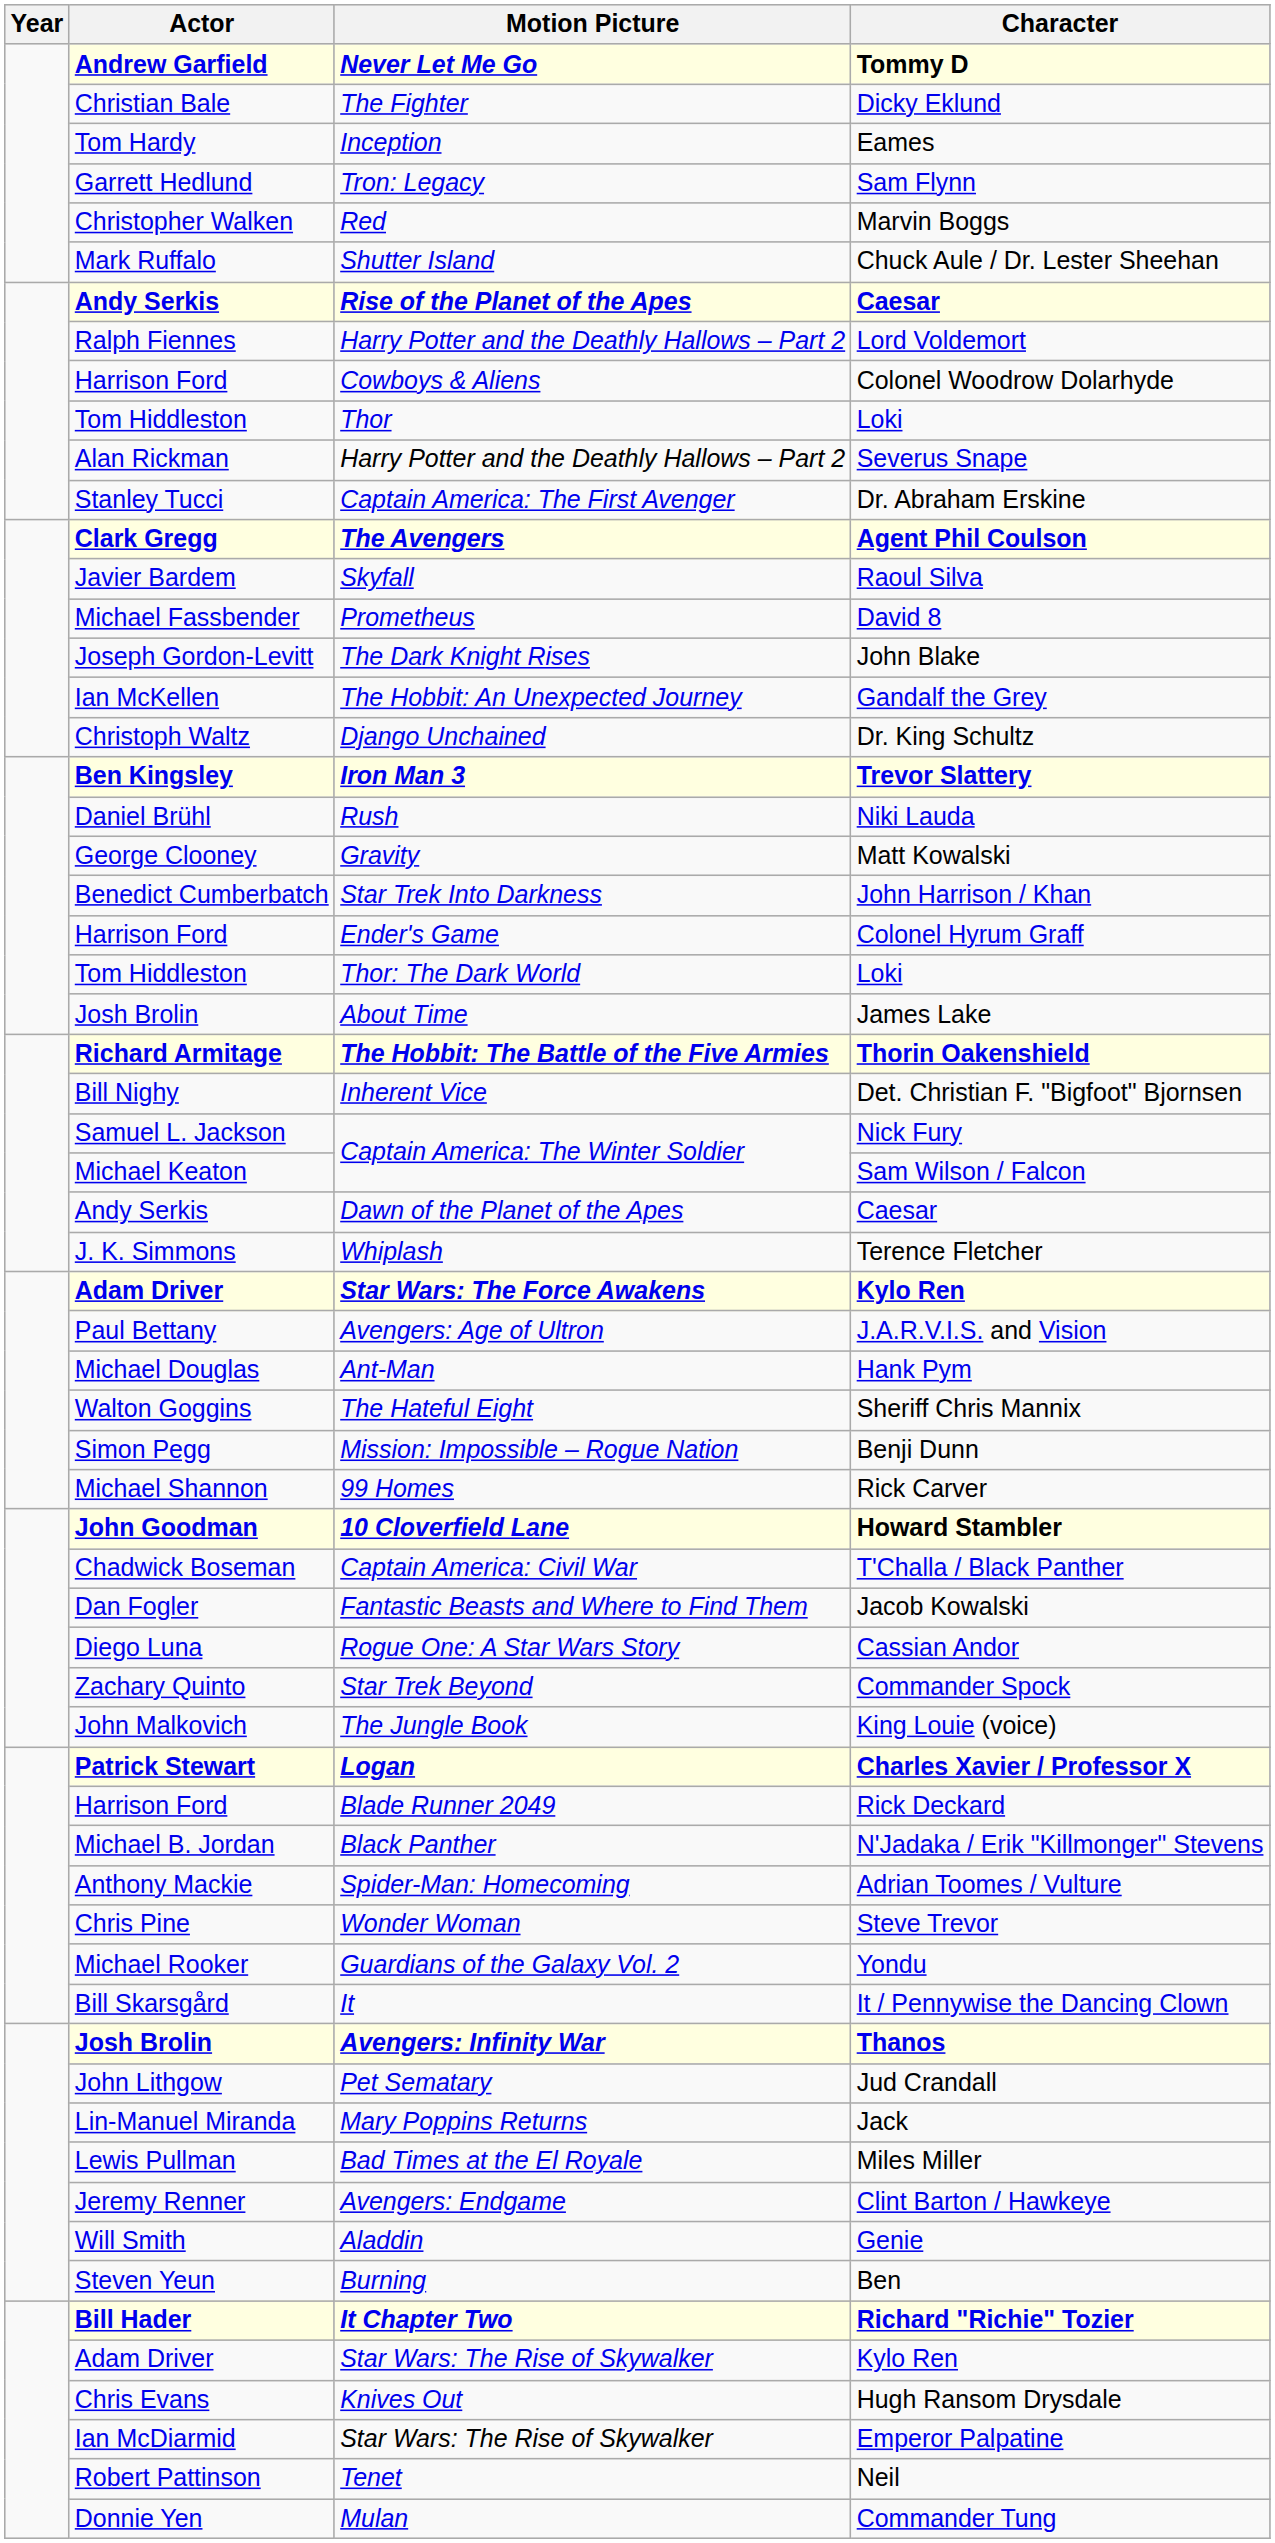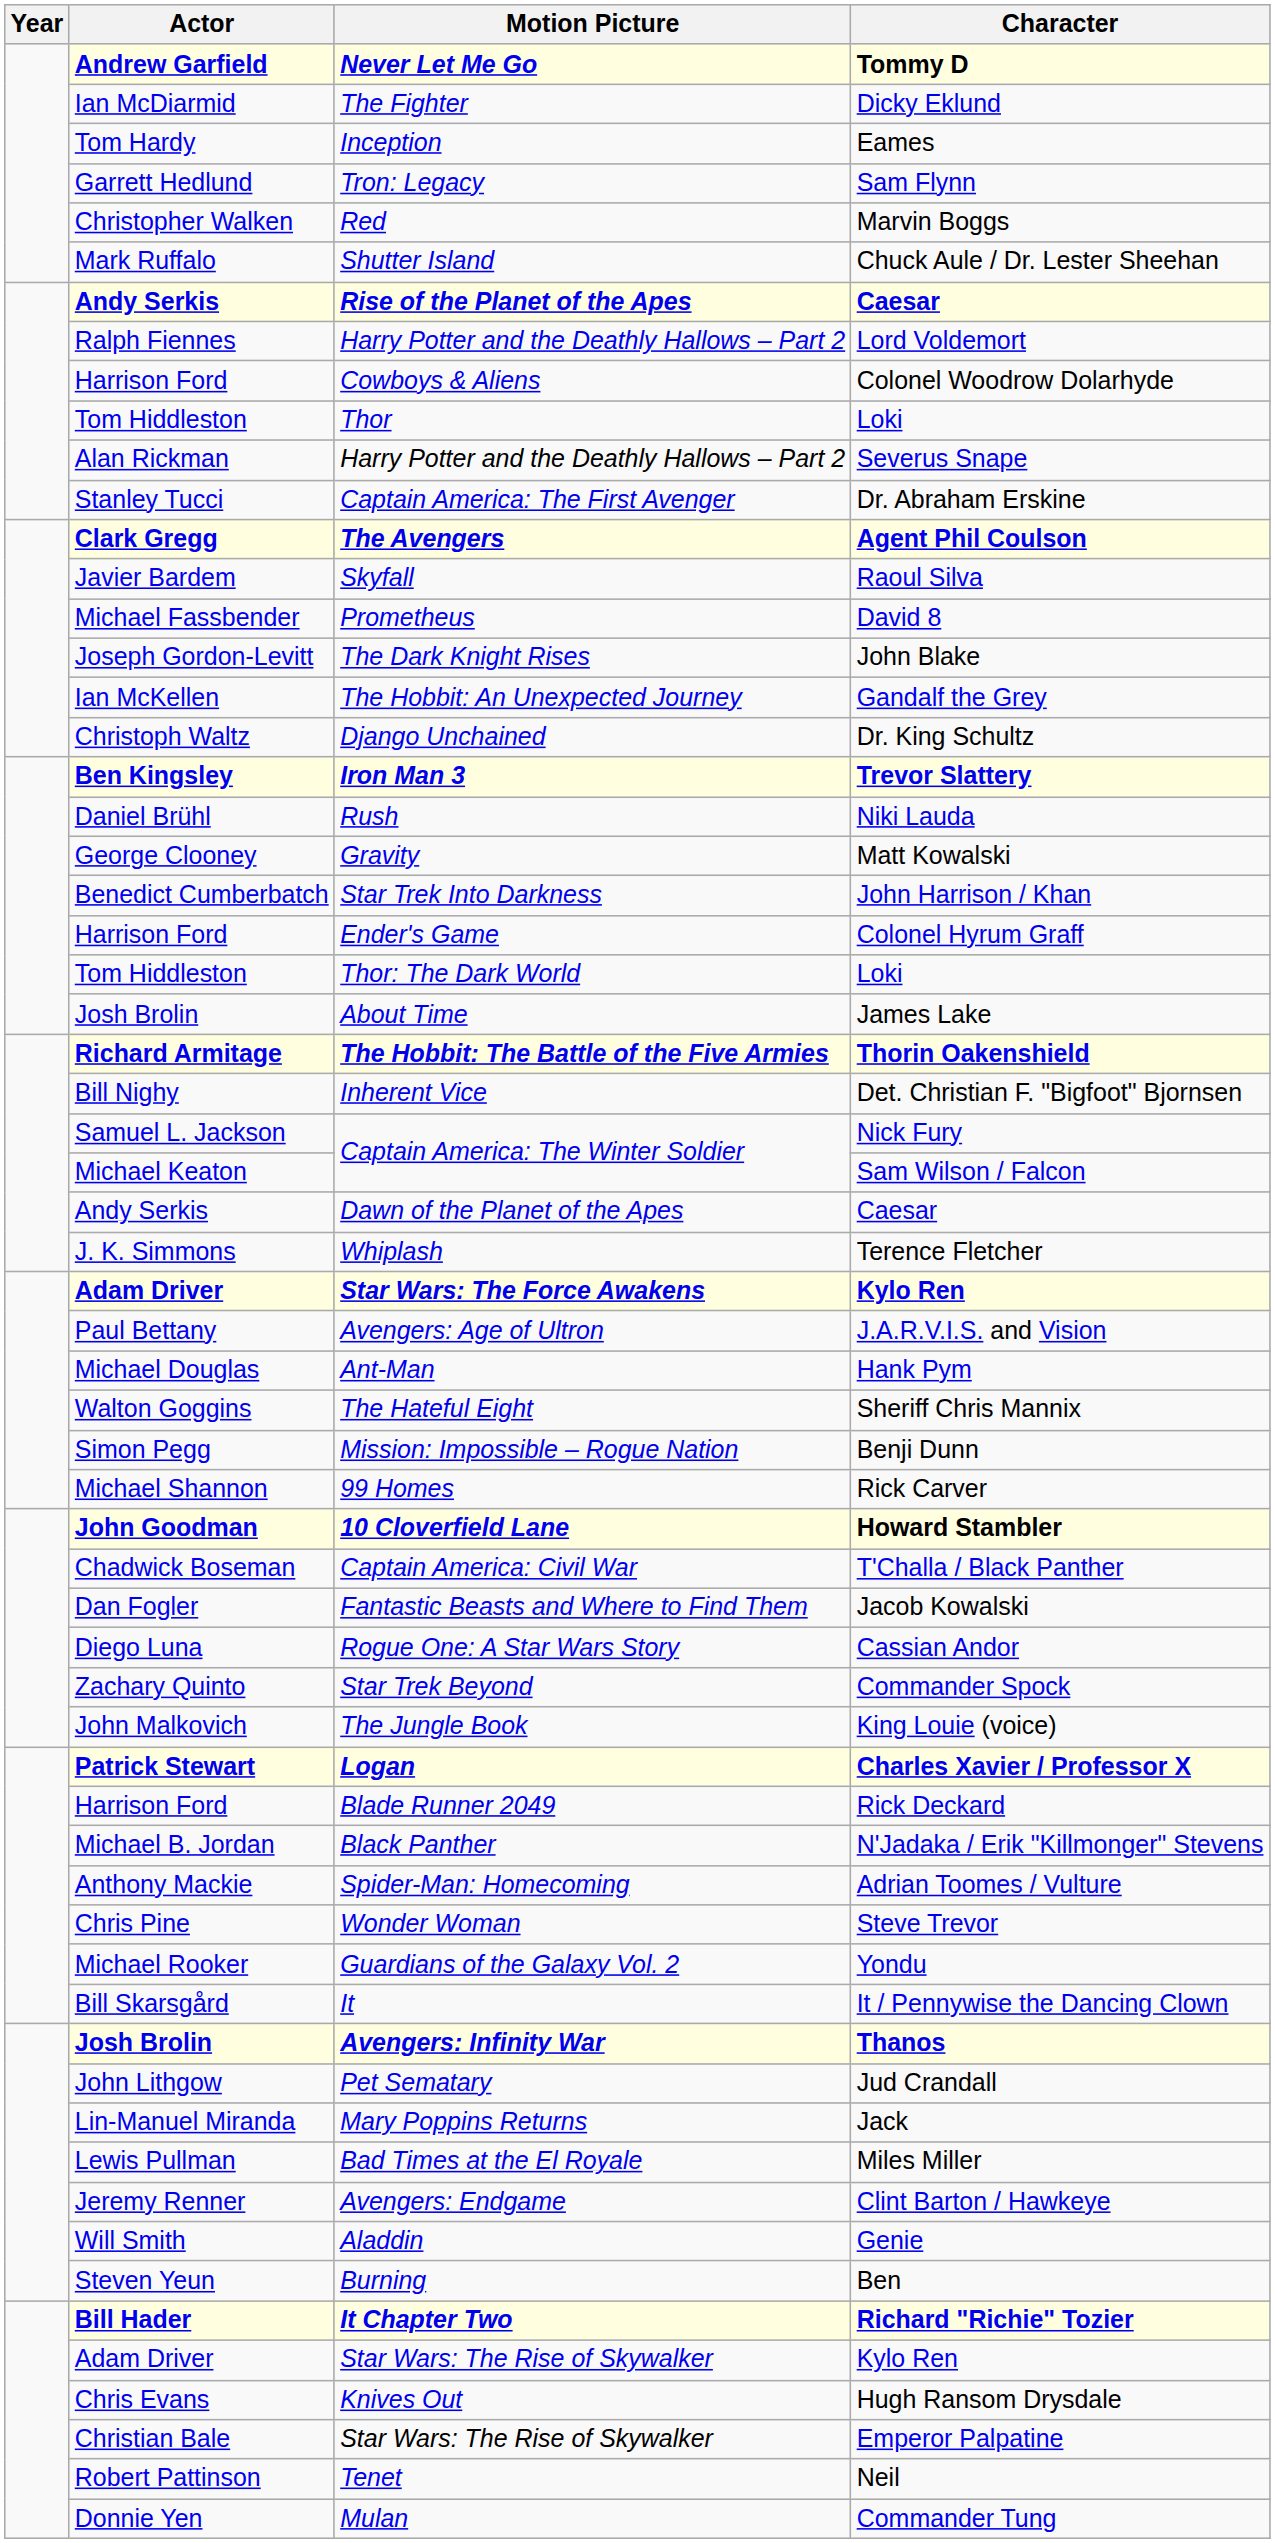(152, 103) Christian Bale -> (155, 103) Ian McDiarmid
(155, 2438) Ian McDiarmid -> (152, 2438) Christian Bale
